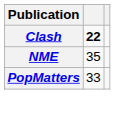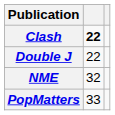+ row: (44, 57)
(93, 57) 35 -> (93, 78) 32
